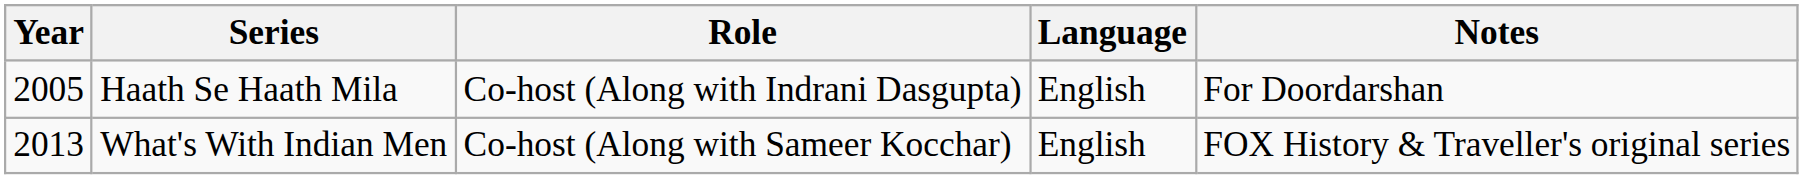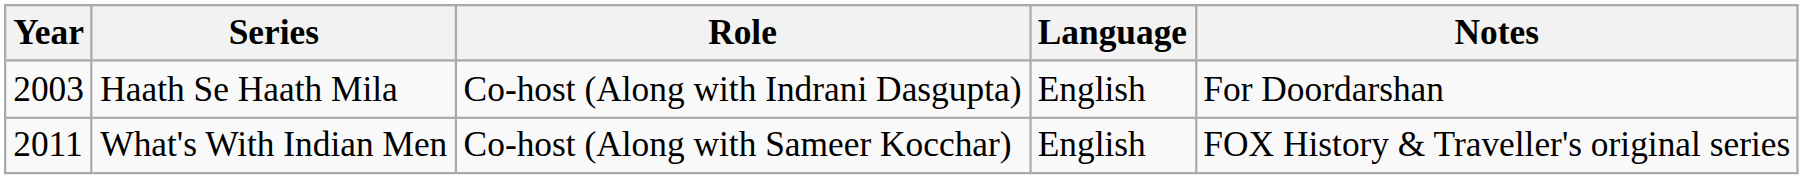(49, 88) 2005 -> (49, 88) 2003
(49, 144) 2013 -> (48, 144) 2011
